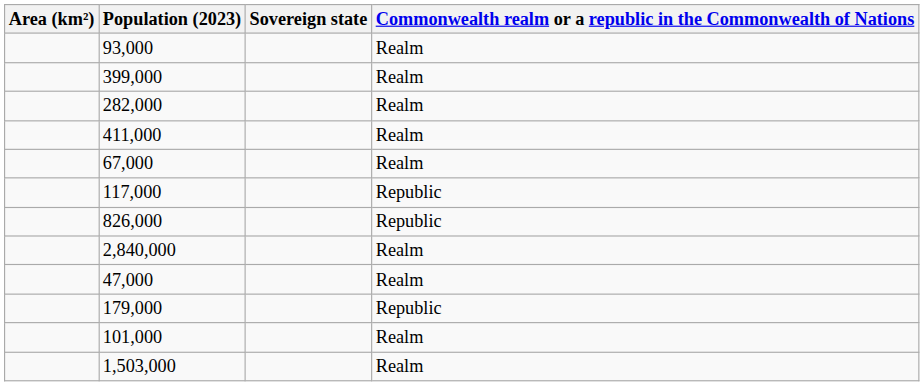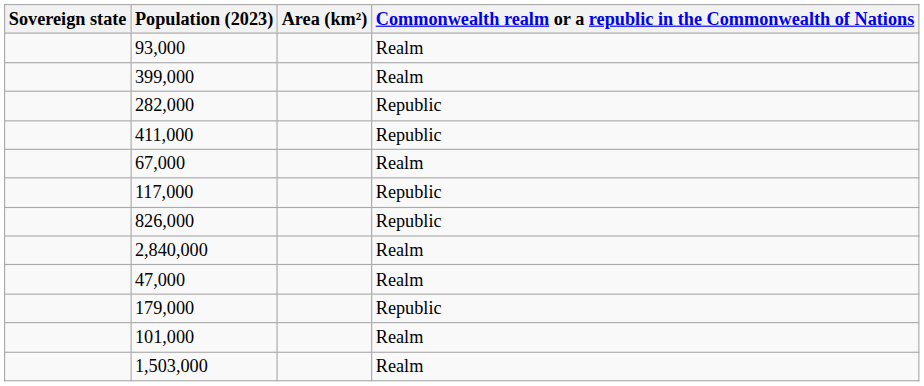columns swapped: (308, 18) <-> (52, 18)
(400, 105) Realm -> (409, 105) Republic
(400, 134) Realm -> (409, 134) Republic
